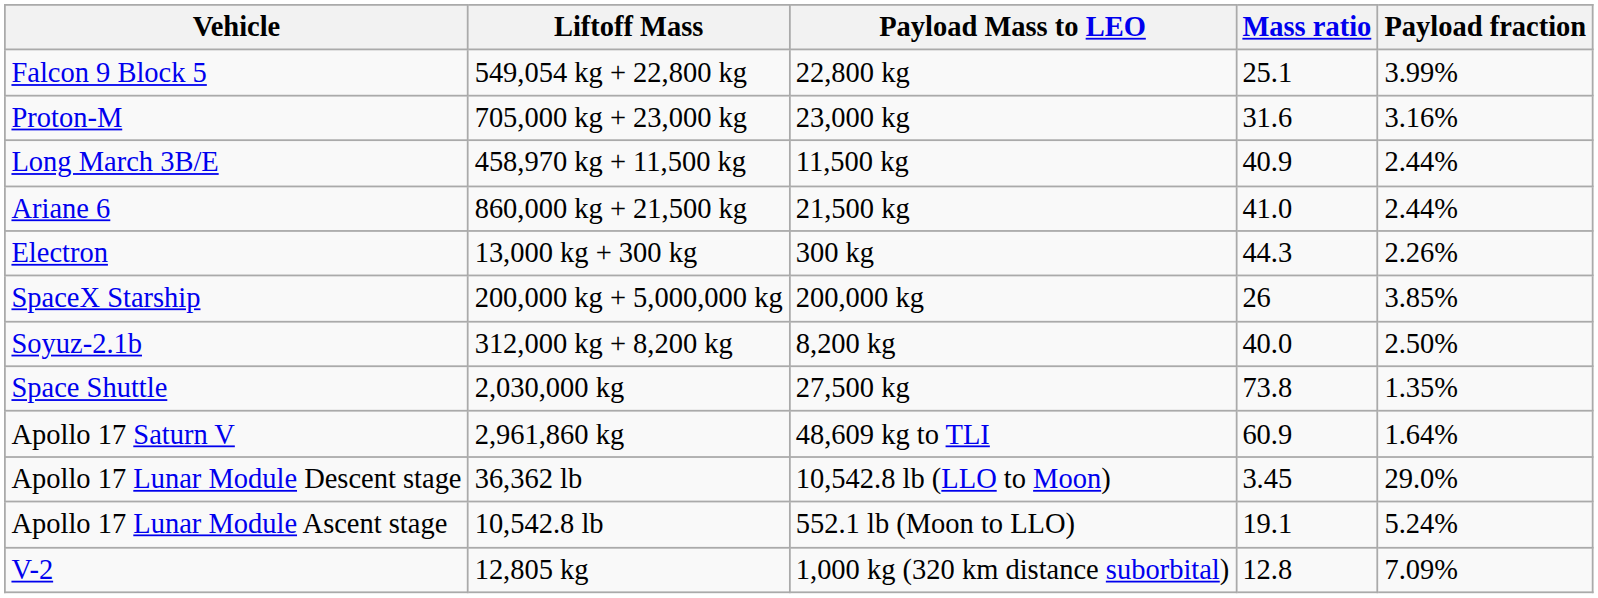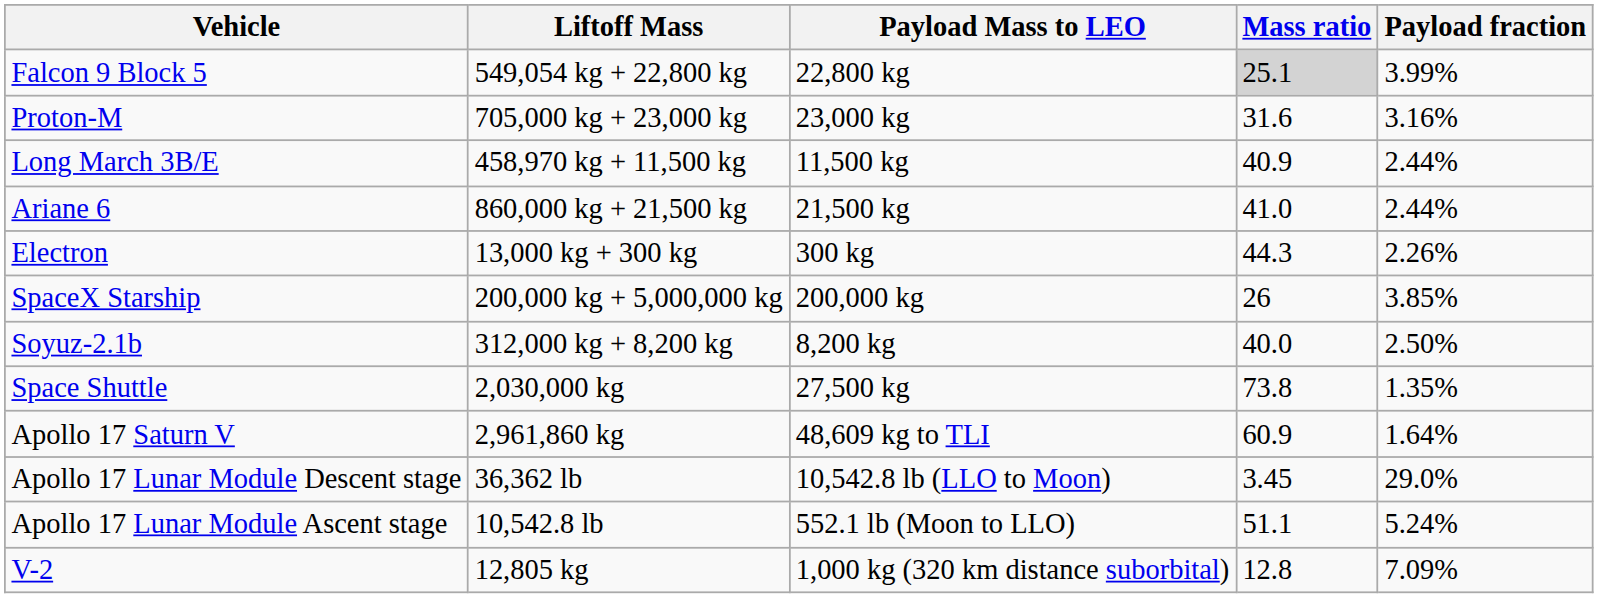(1267, 72) no background -> (1267, 72) lightgrey background
(1267, 523) 19.1 -> (1267, 523) 51.1
